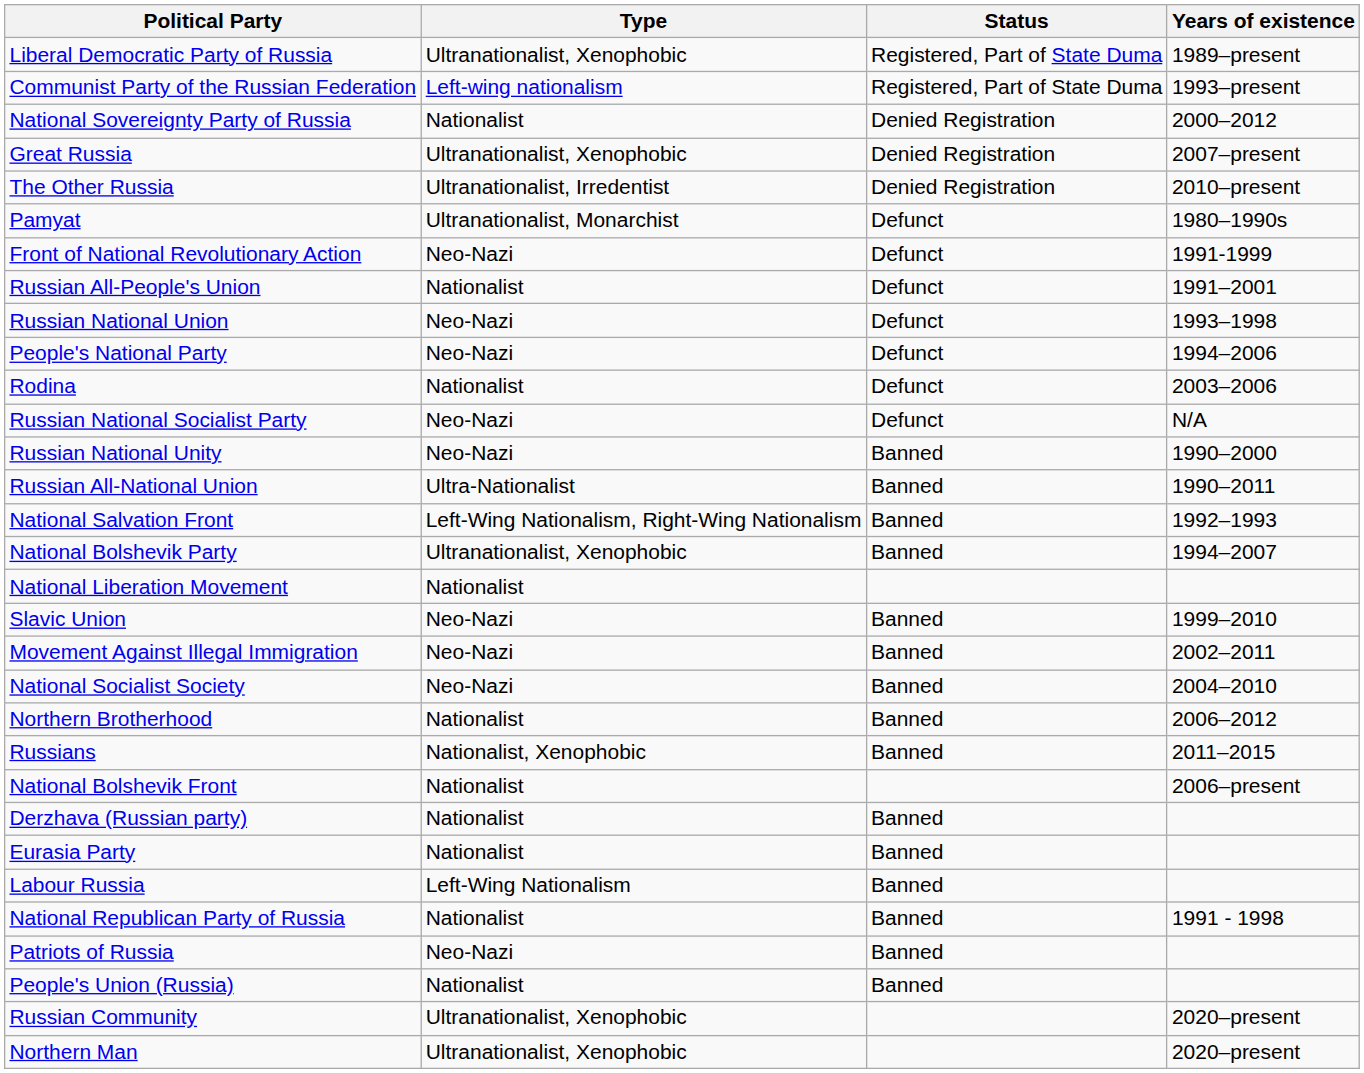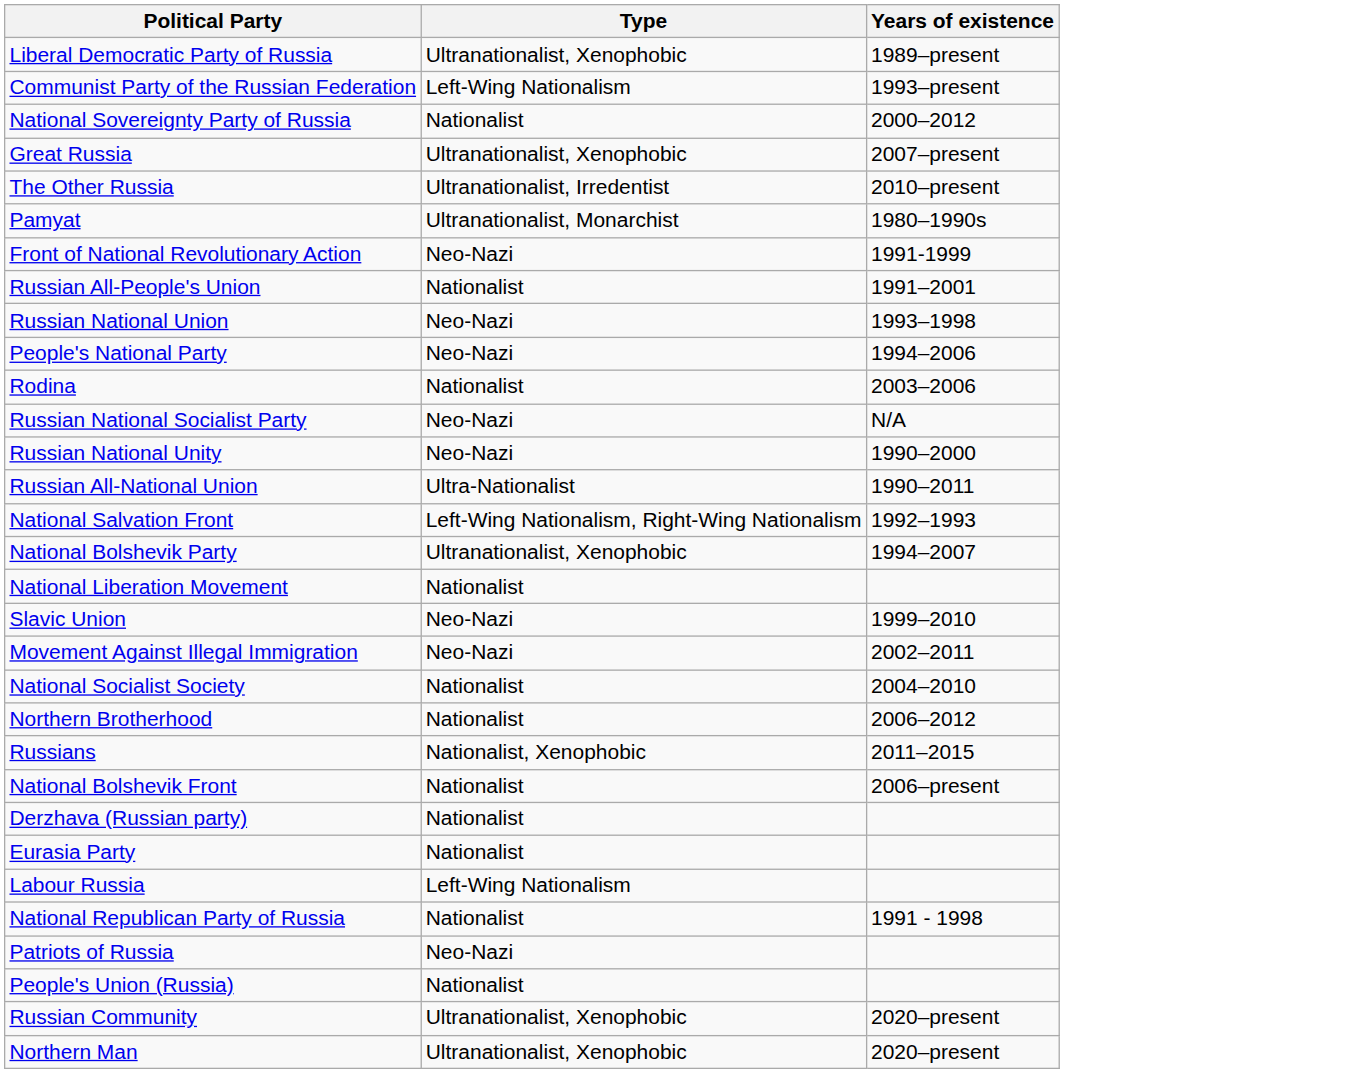- column: (1017, 21)
(524, 87) Left-wing nationalism -> (528, 87) Left-Wing Nationalism
(469, 685) Neo-Nazi -> (475, 685) Nationalist
